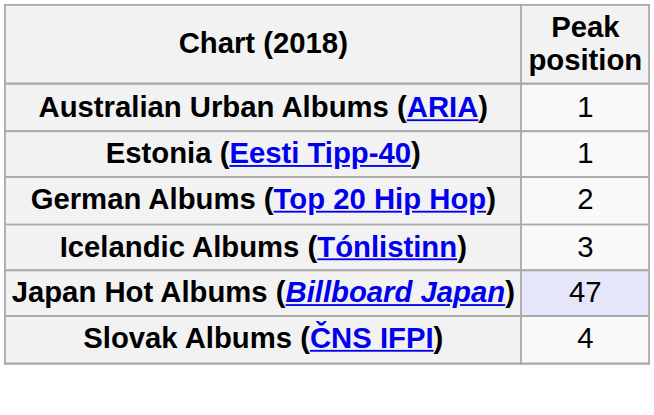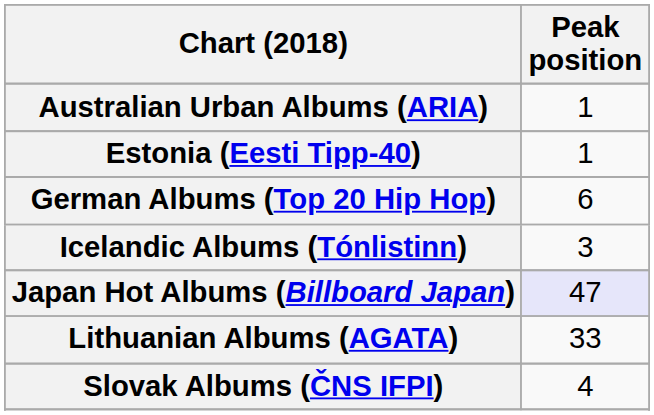(585, 199) 2 -> (585, 199) 6
+ row: (263, 339)
